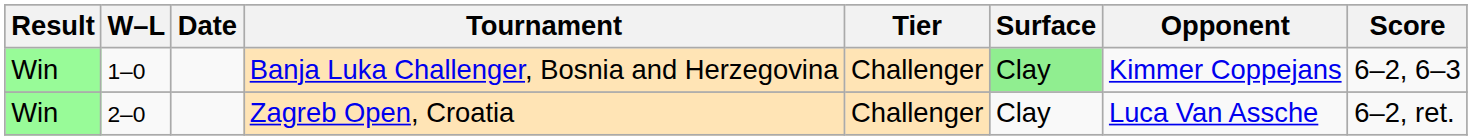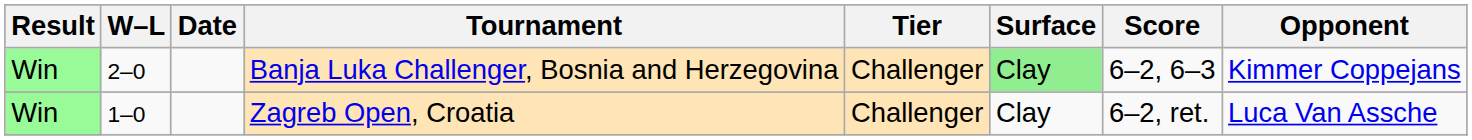columns swapped: (1225, 26) <-> (1407, 26)
(126, 71) 1–0 -> (126, 71) 2–0
(126, 114) 2–0 -> (126, 114) 1–0
